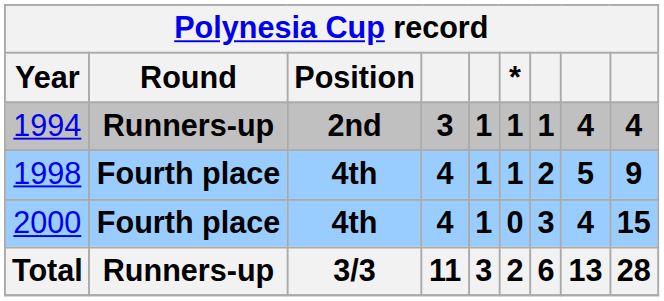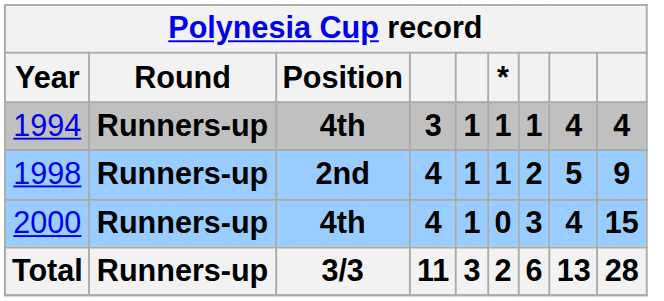(355, 125) 2nd -> (343, 125) 4th
(189, 174) Fourth place -> (183, 174) Runners-up
(355, 174) 4th -> (343, 174) 2nd
(189, 222) Fourth place -> (183, 222) Runners-up
